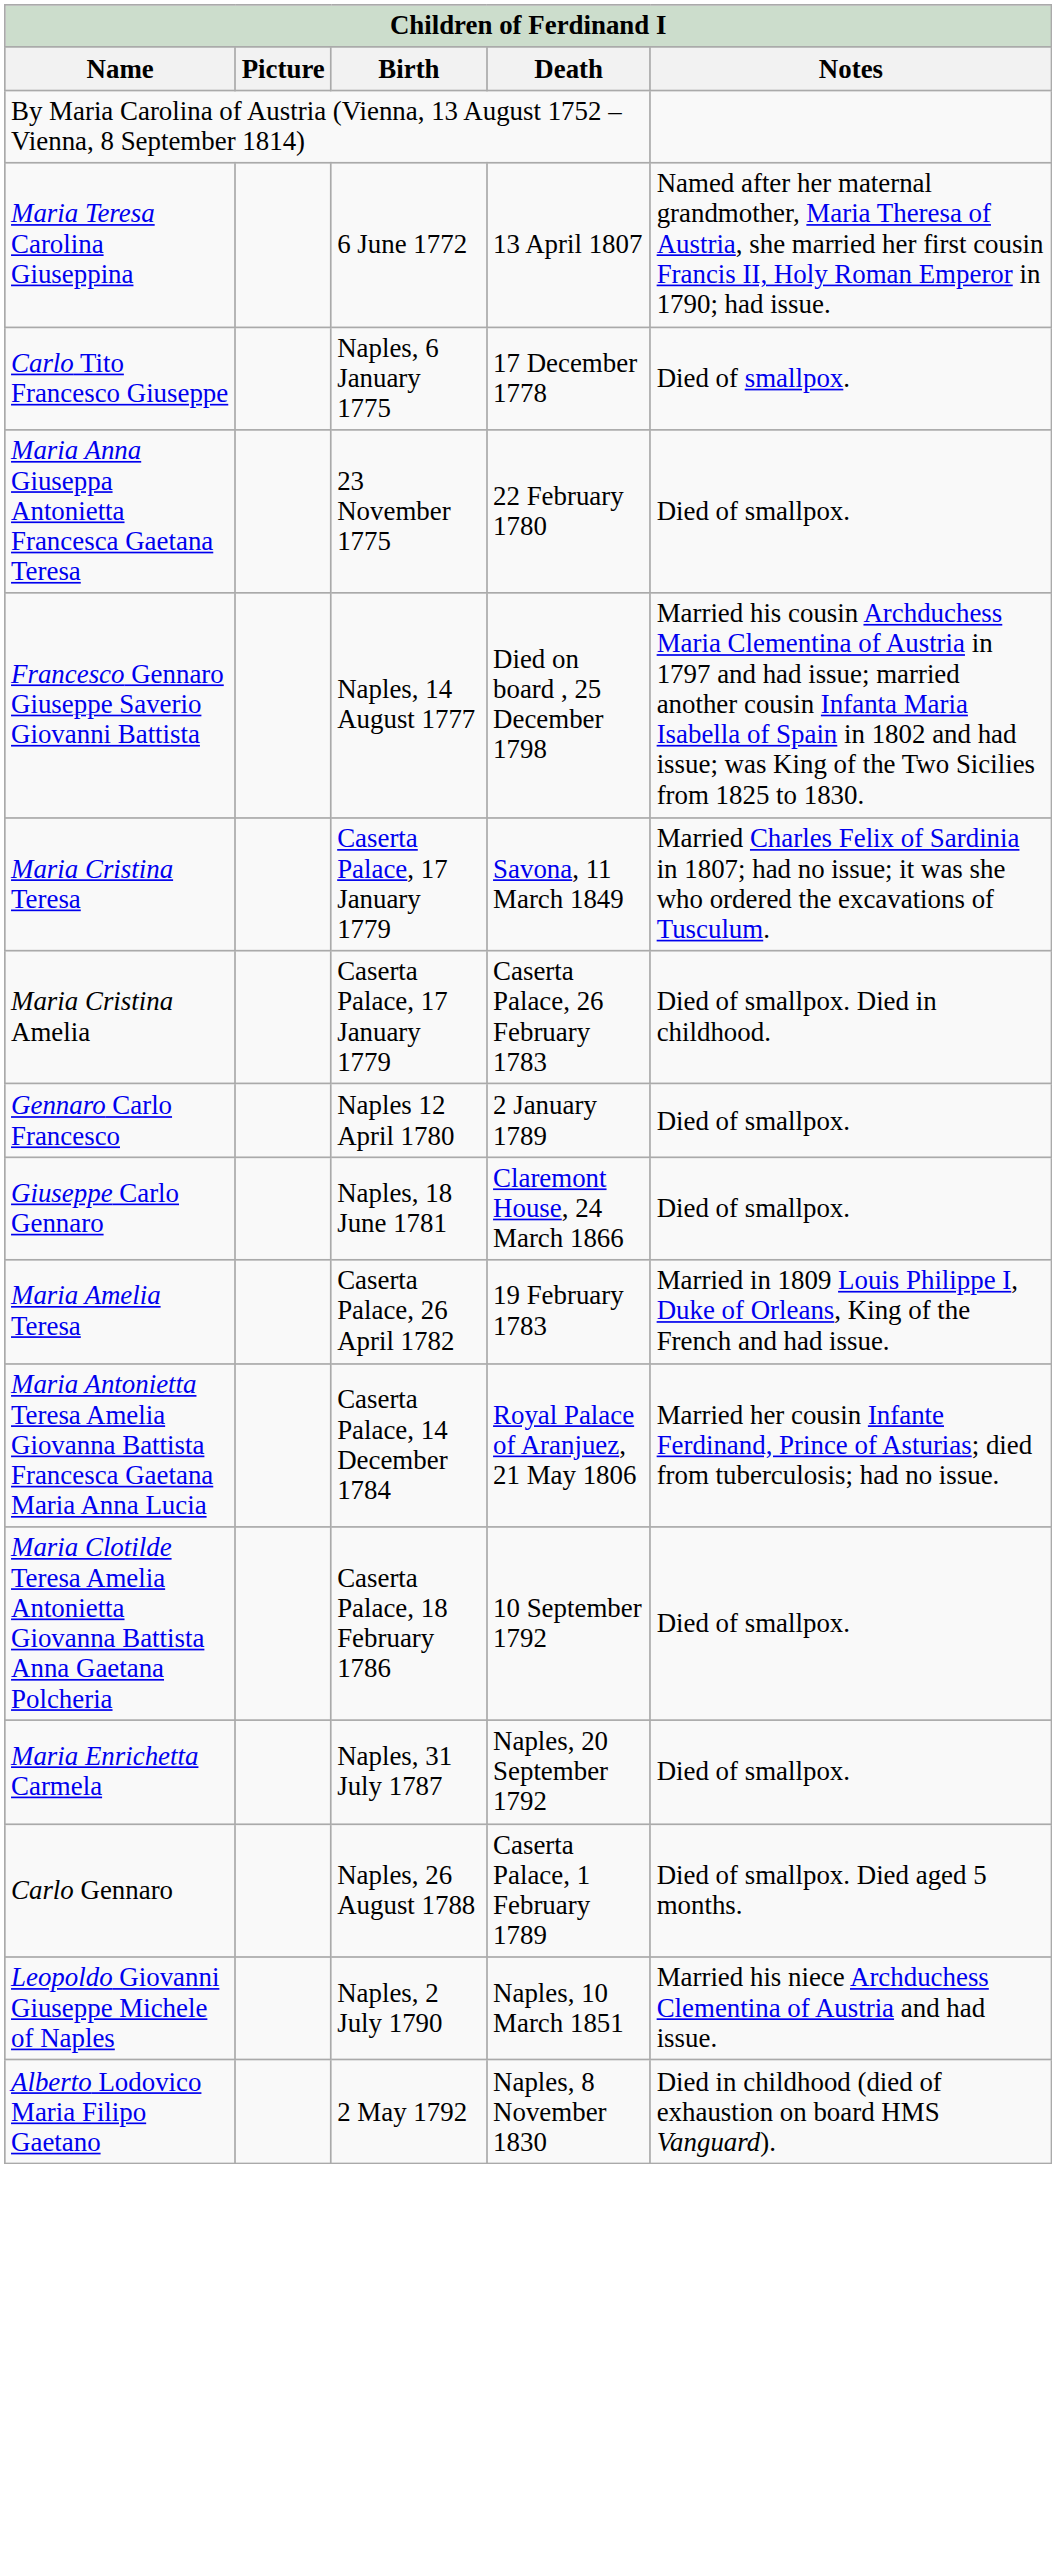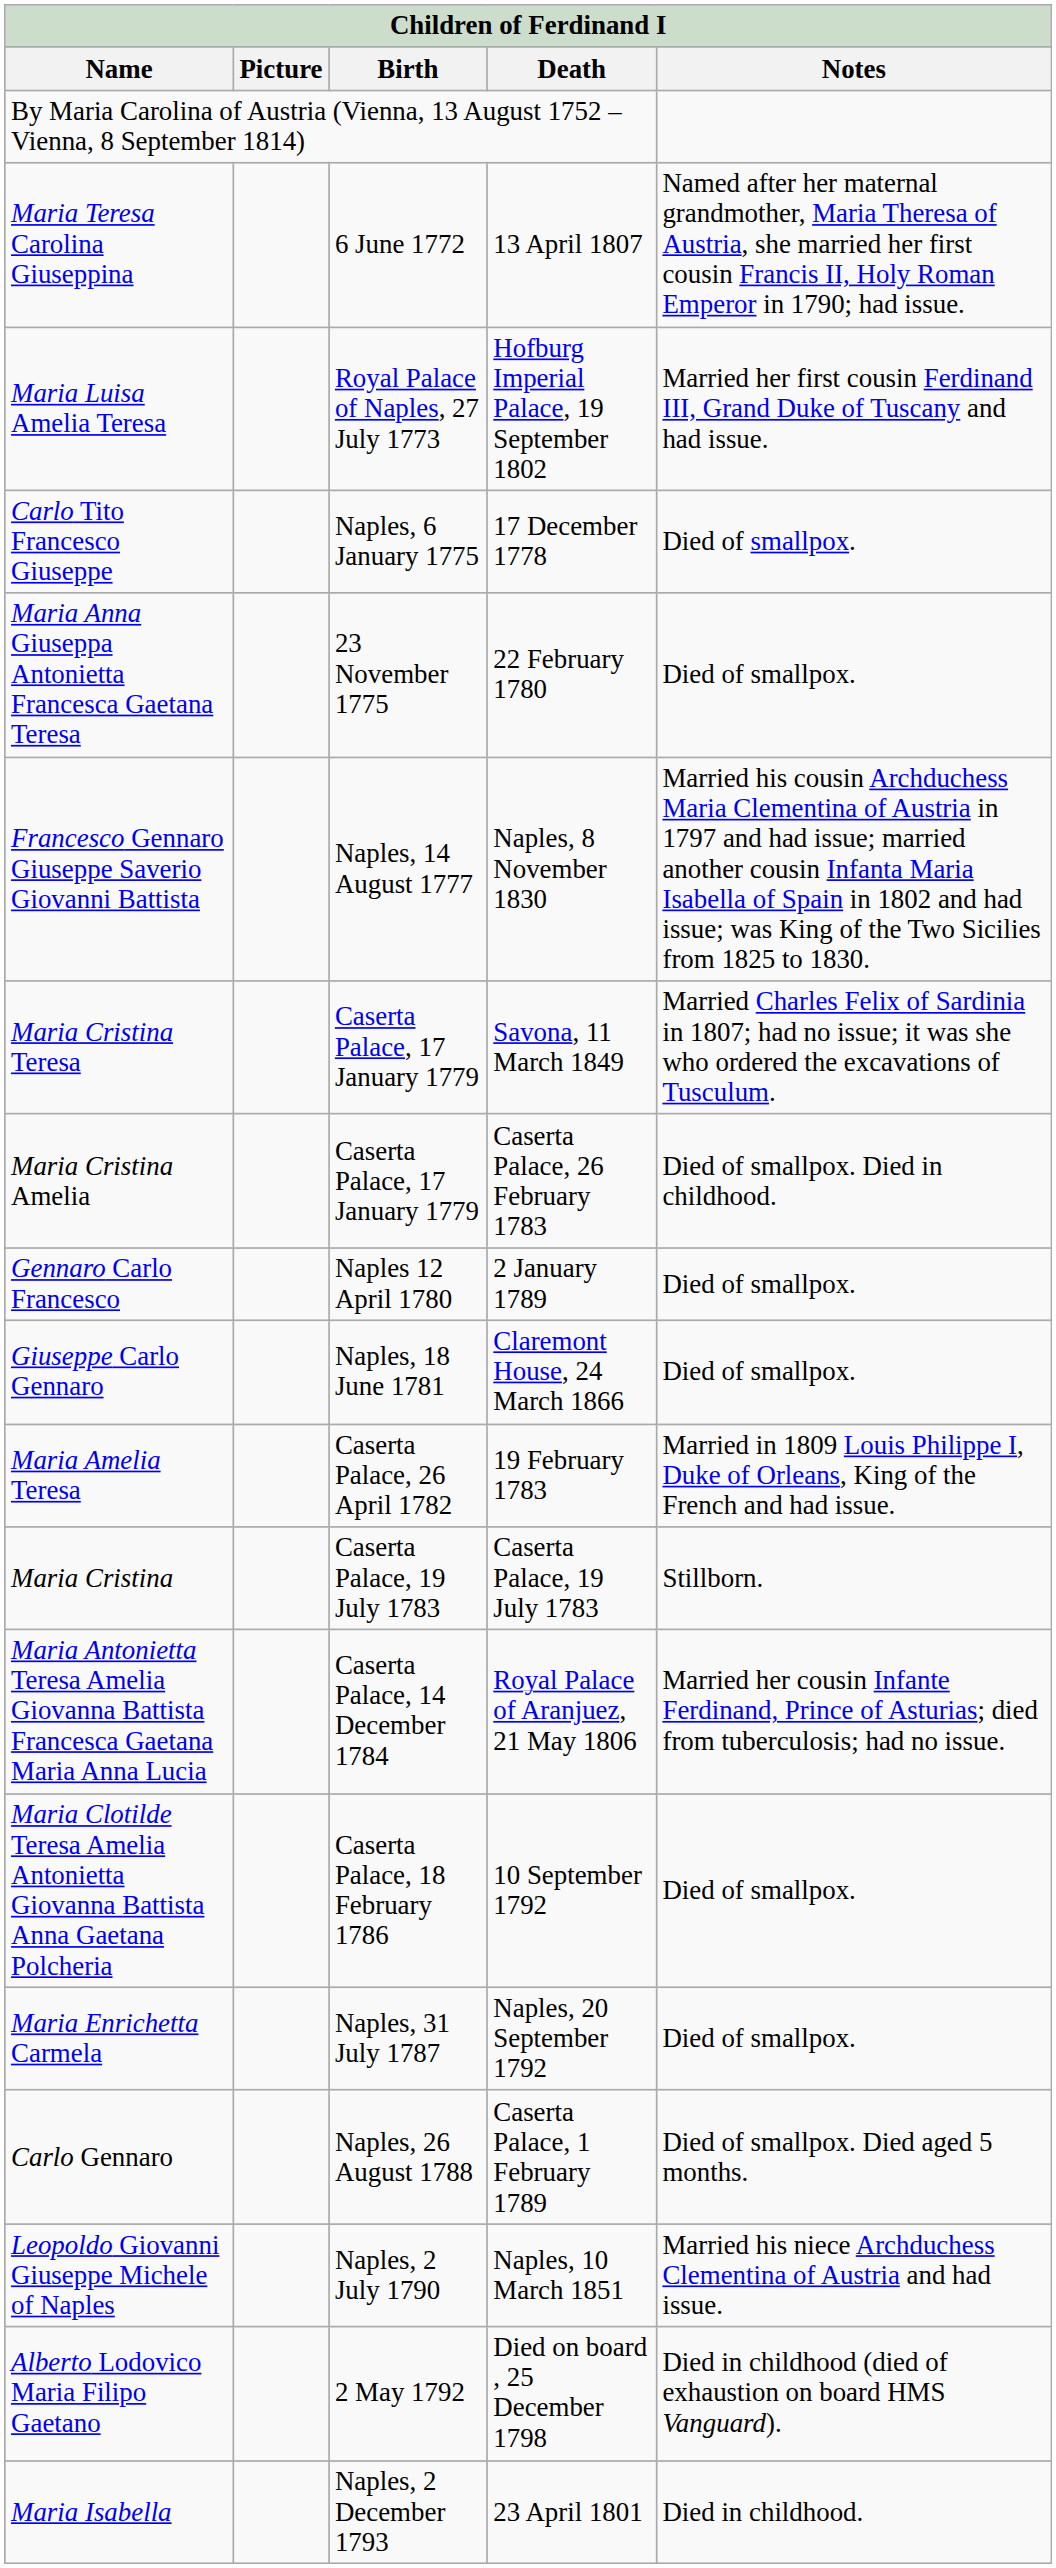+ row: (89, 408)
(548, 704) Died on board , 25 December 1798 -> (550, 868) Naples, 8 November 1830
+ row: (92, 1577)
(550, 2111) Naples, 8 November 1830 -> (570, 2393) Died on board , 25 December 1798
+ row: (91, 2511)
